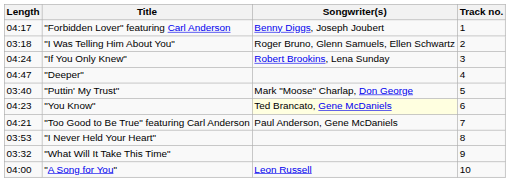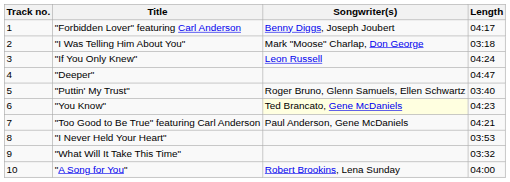columns swapped: (481, 12) <-> (23, 12)
(355, 43) Roger Bruno, Glenn Samuels, Ellen Schwartz -> (344, 43) Mark "Moose" Charlap, Don George
(322, 59) Robert Brookins, Lena Sunday -> (294, 59) Leon Russell
(334, 91) Mark "Moose" Charlap, Don George -> (365, 91) Roger Bruno, Glenn Samuels, Ellen Schwartz
(283, 169) Leon Russell -> (332, 169) Robert Brookins, Lena Sunday
